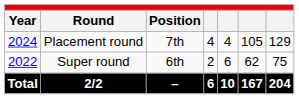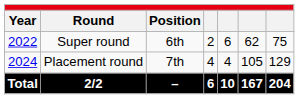rows swapped: (93, 62) <-> (93, 41)
